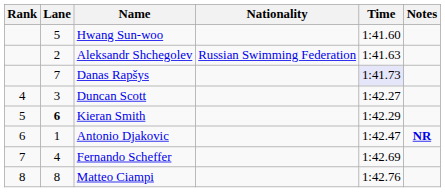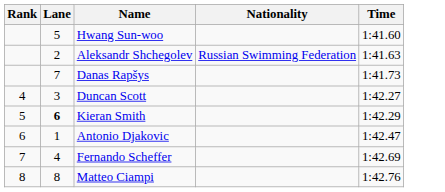- column: (422, 14)
(381, 75) lavender background -> (381, 75) no background
